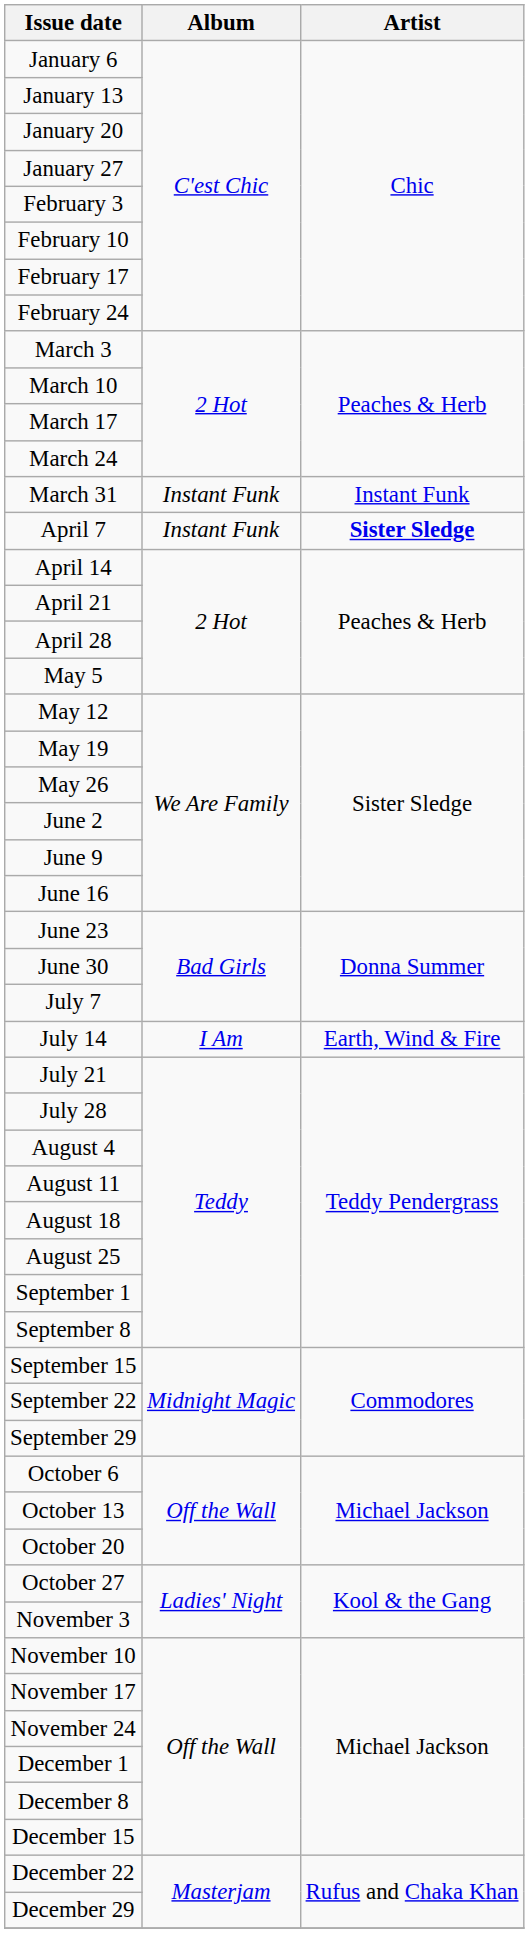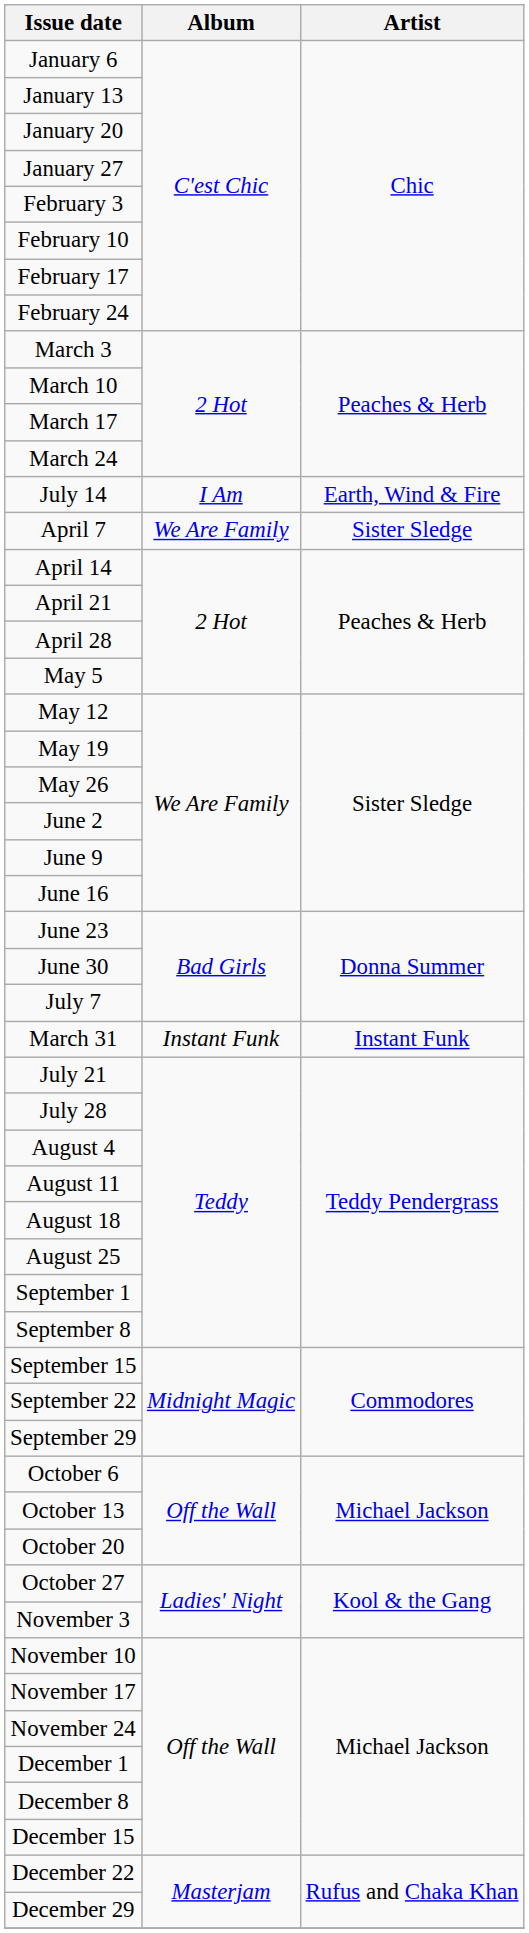rows swapped: (73, 494) <-> (73, 1038)
(221, 530) Instant Funk -> (221, 530) We Are Family
(412, 530) bold -> (412, 530) normal
